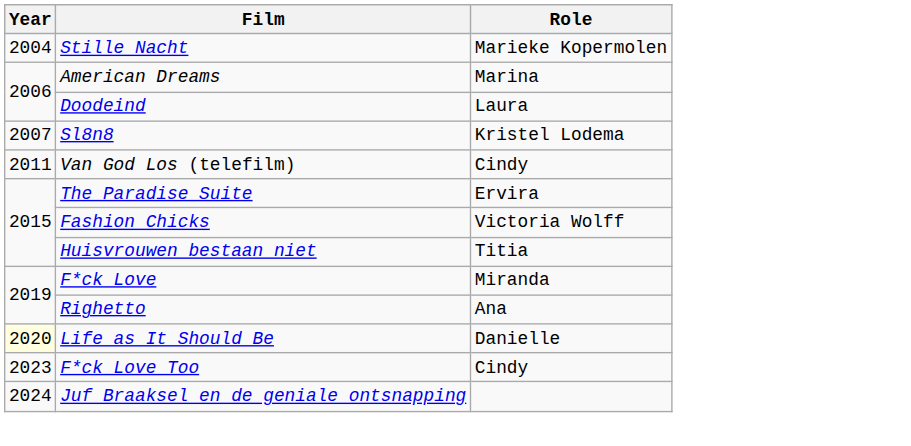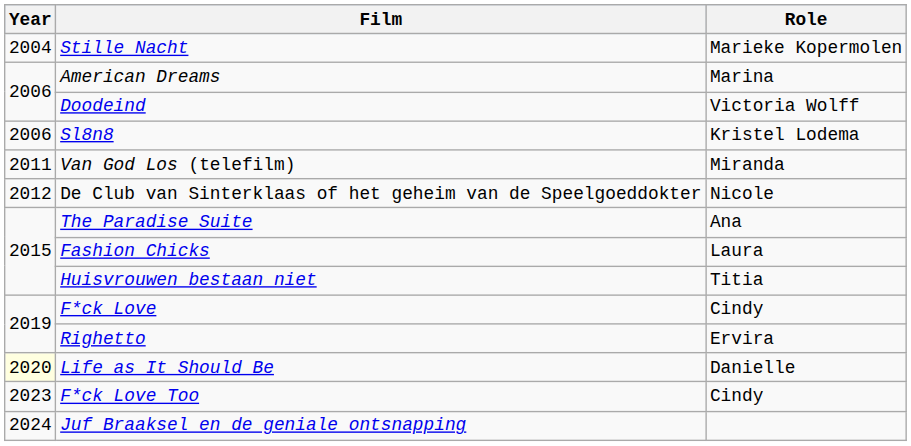(502, 106) Laura -> (785, 106) Victoria Wolff
(30, 135) 2007 -> (30, 135) 2006
(502, 164) Cindy -> (747, 164) Miranda
+ row: (381, 193)
(507, 193) Ervira -> (726, 222) Ana
(550, 222) Victoria Wolff -> (737, 251) Laura
(512, 280) Miranda -> (737, 309) Cindy
(491, 309) Ana -> (742, 338) Ervira
